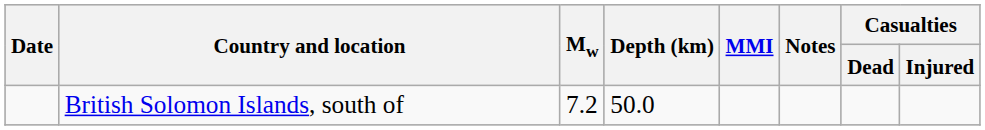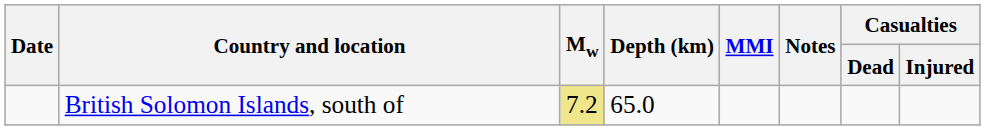(582, 104) no background -> (582, 104) khaki background
(632, 104) 50.0 -> (632, 104) 65.0
